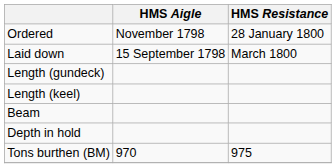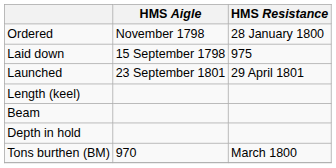(264, 53) March 1800 -> (241, 53) 975
+ row: (35, 73)
- row: (56, 73)
(241, 152) 975 -> (264, 152) March 1800
